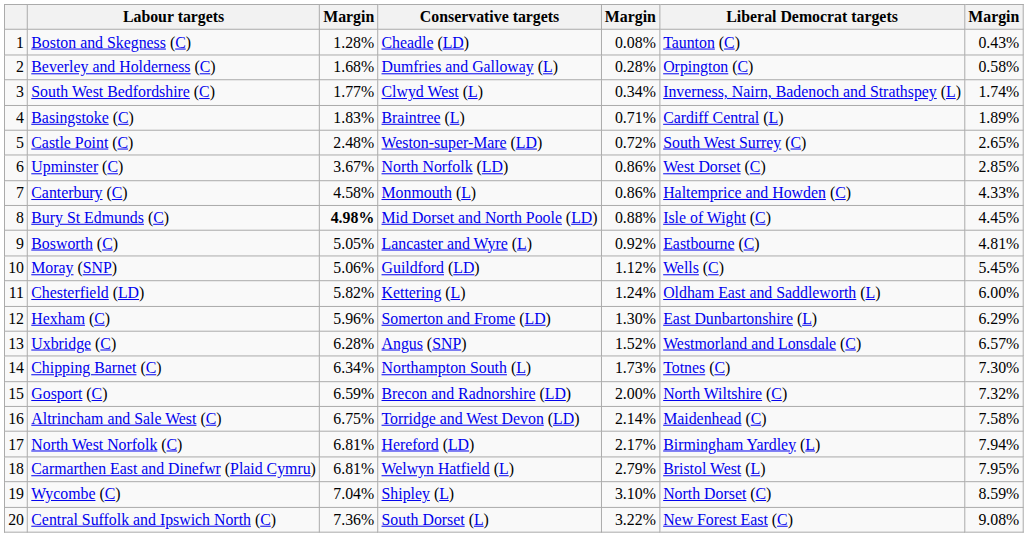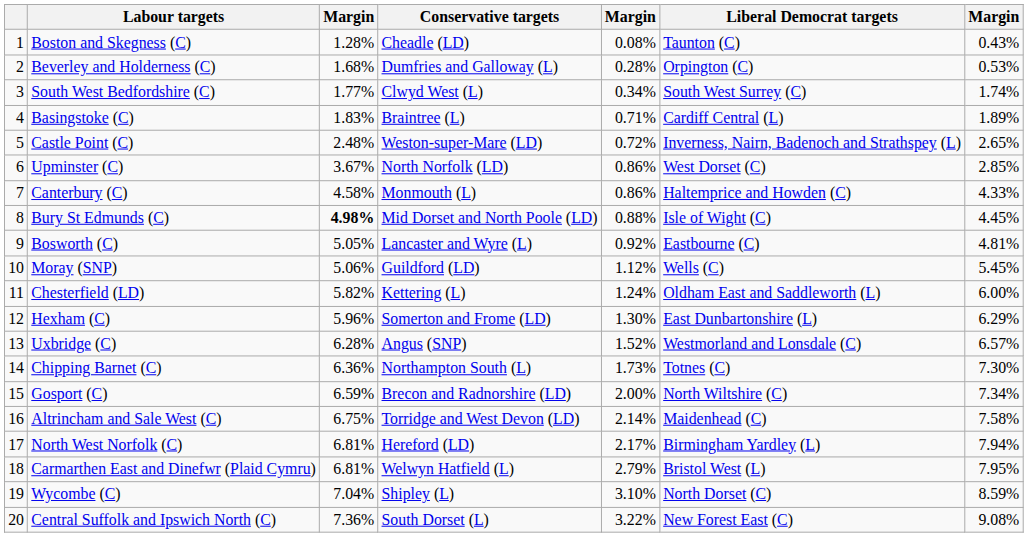(999, 67) 0.58% -> (999, 67) 0.53%
(812, 92) Inverness, Nairn, Badenoch and Strathspey (L) -> (735, 92) South West Surrey (C)
(735, 142) South West Surrey (C) -> (812, 142) Inverness, Nairn, Badenoch and Strathspey (L)
(354, 368) 6.34% -> (354, 368) 6.36%
(999, 393) 7.32% -> (999, 393) 7.34%
